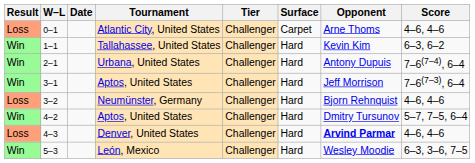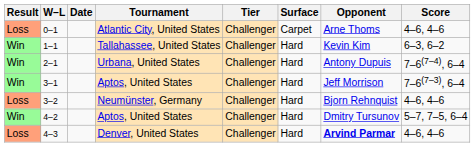- row: (51, 150)
